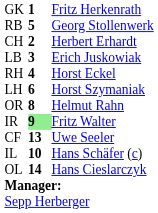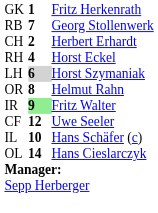(31, 26) 5 -> (31, 26) 7
- row: (13, 57)
(31, 89) no background -> (31, 73) lightgrey background
(35, 137) 13 -> (35, 121) 12
